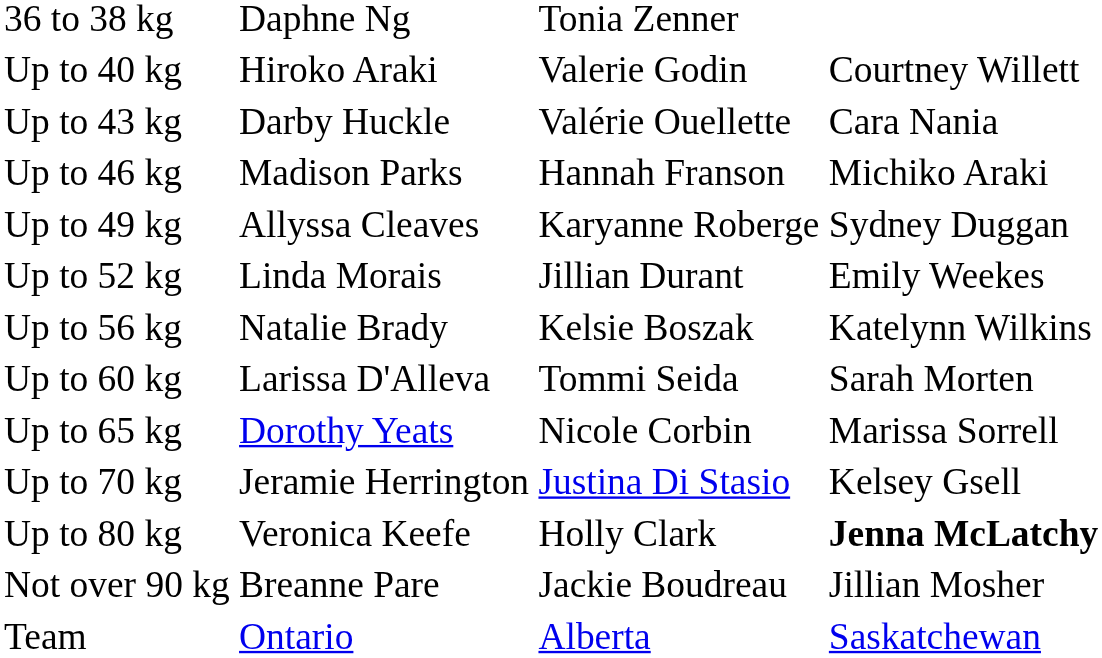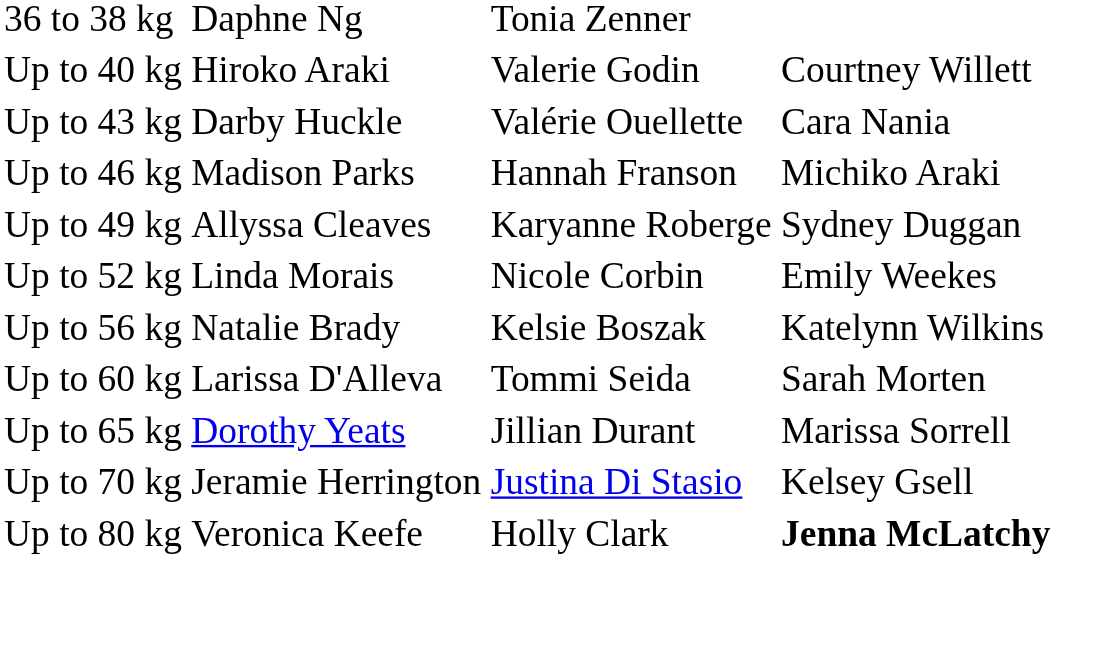(641, 275) Jillian Durant -> (597, 275) Nicole Corbin
(645, 430) Nicole Corbin -> (593, 430) Jillian Durant
- row: (117, 584)
- row: (45, 636)
